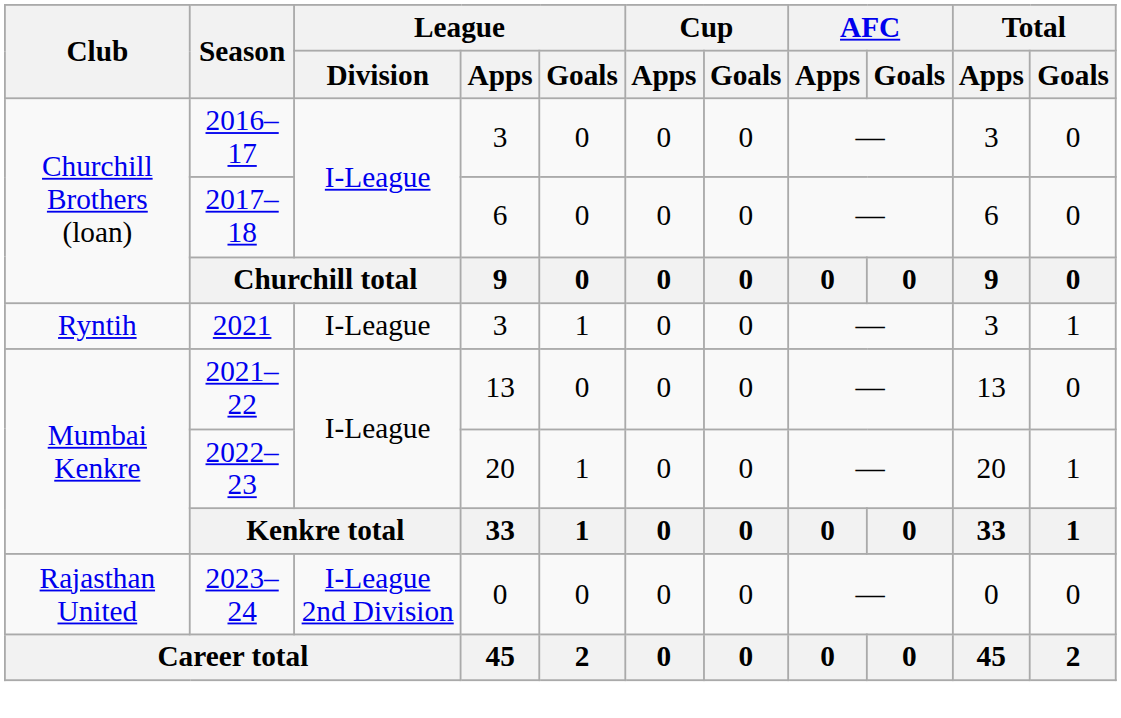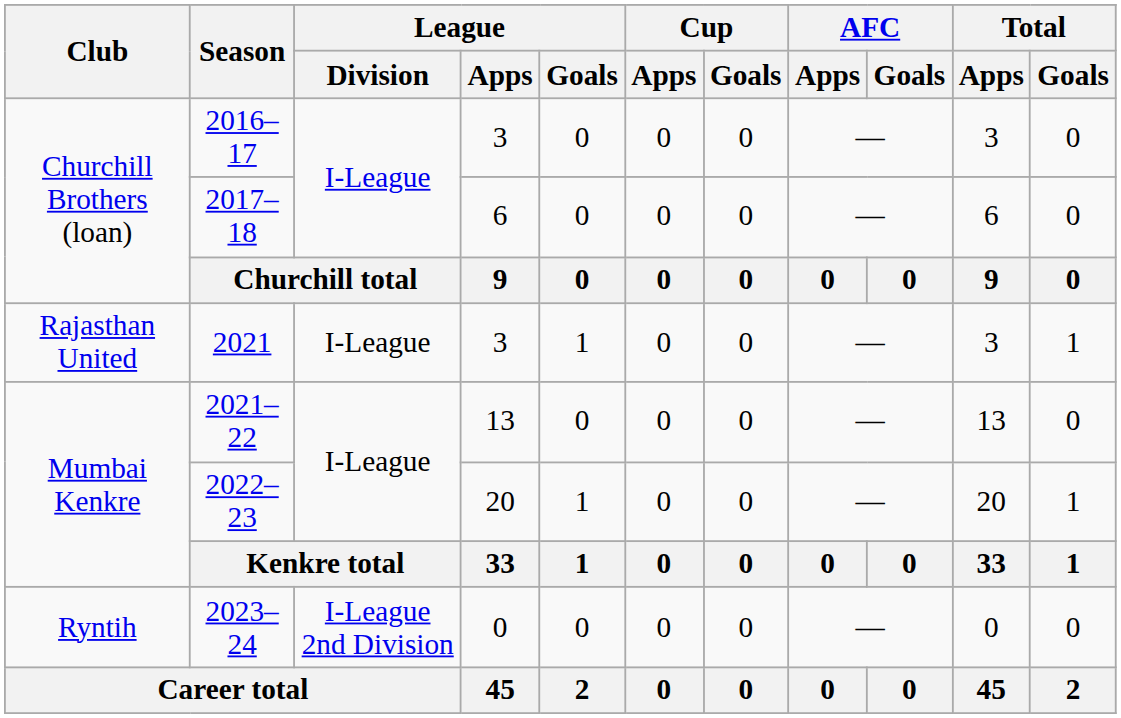(97, 325) Ryntih -> (97, 342) Rajasthan United
(97, 593) Rajasthan United -> (97, 626) Ryntih
